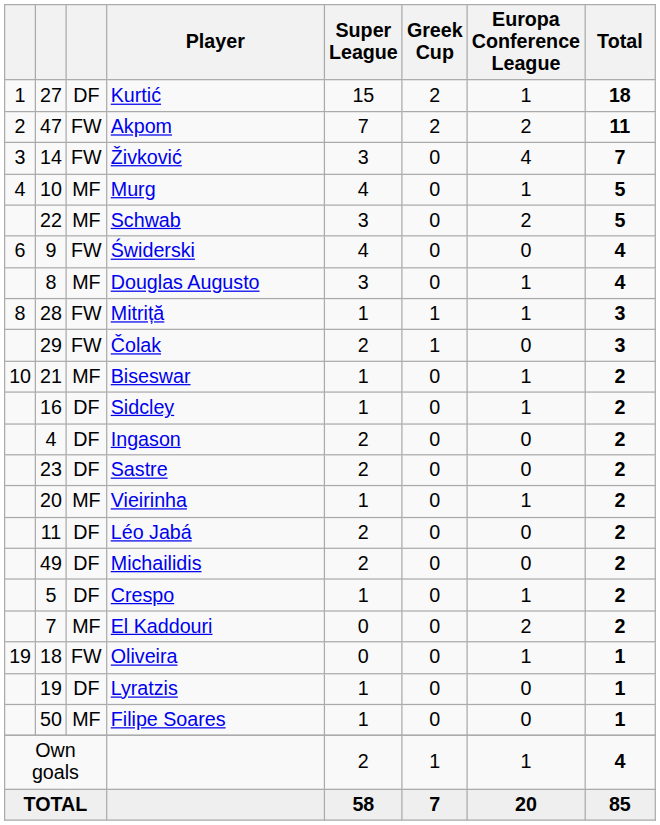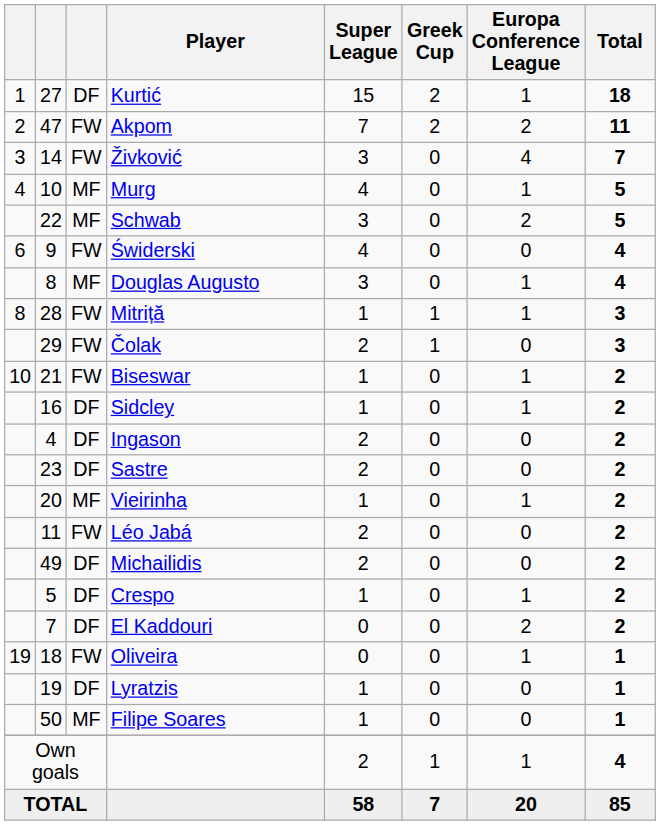(86, 376) MF -> (86, 376) FW
(86, 532) DF -> (86, 532) FW
(86, 626) MF -> (86, 626) DF
